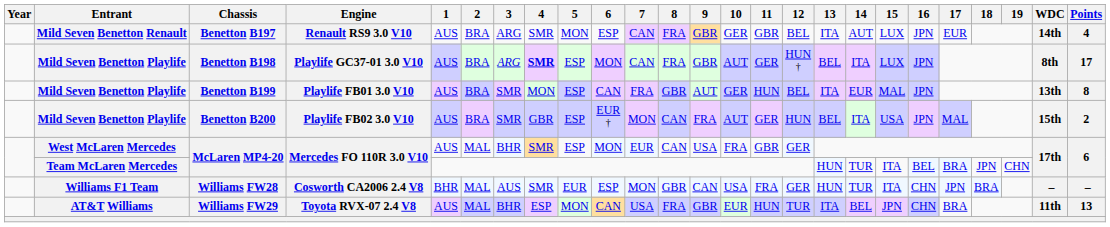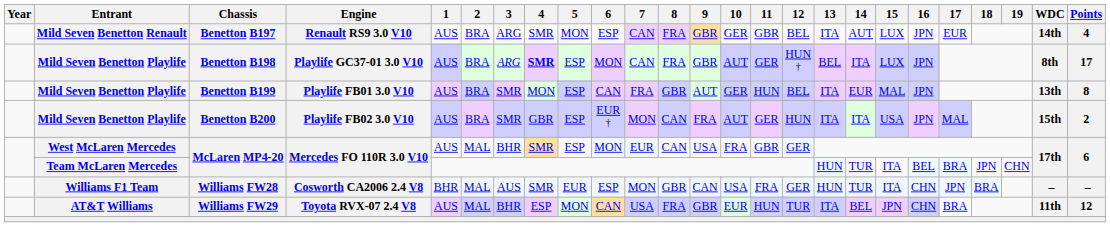(830, 118) BEL -> (830, 118) ITA
(1086, 206) 13 -> (1086, 206) 12
